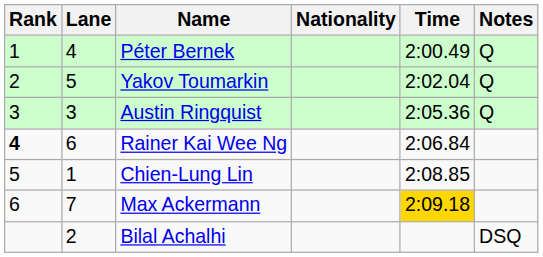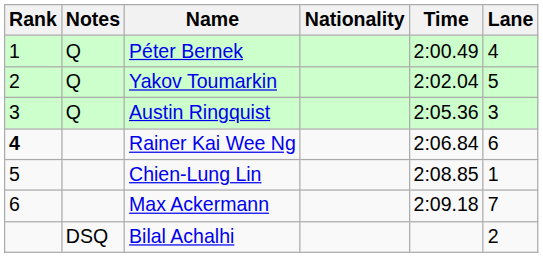columns swapped: (89, 19) <-> (506, 19)
(437, 205) gold background -> (446, 205) no background
